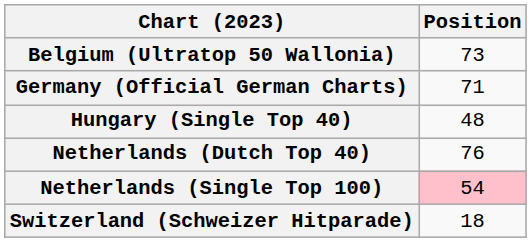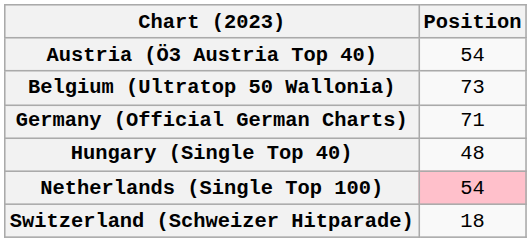+ row: (212, 55)
- row: (212, 154)
